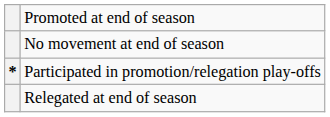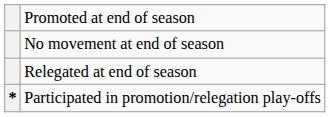rows swapped: (110, 97) <-> (172, 70)
